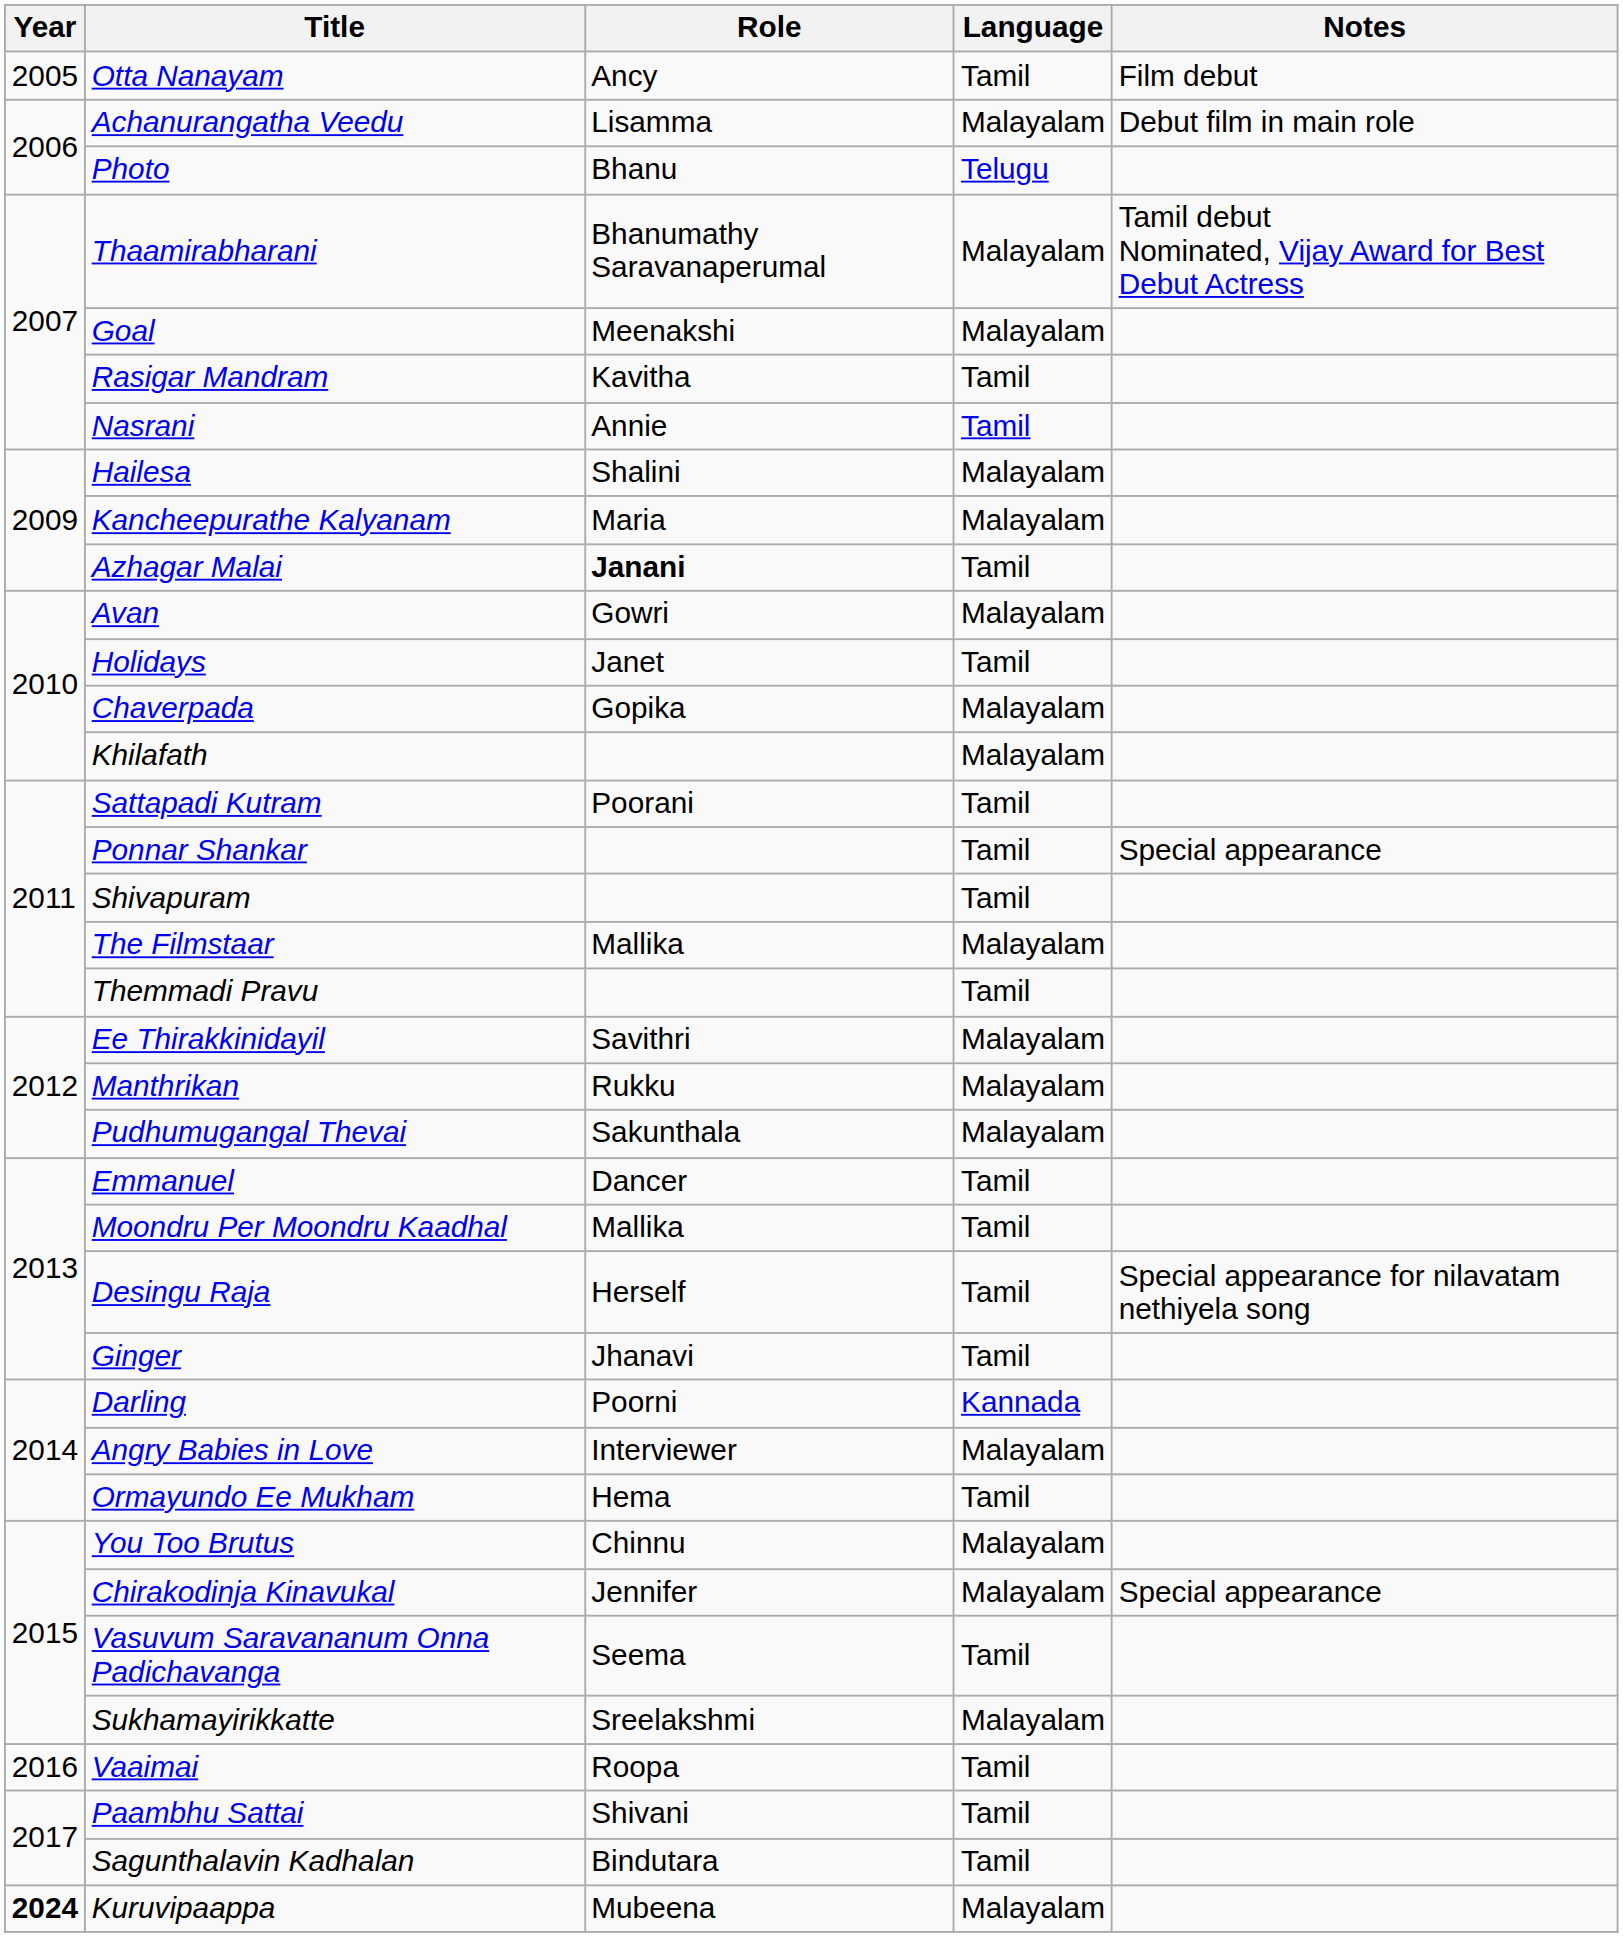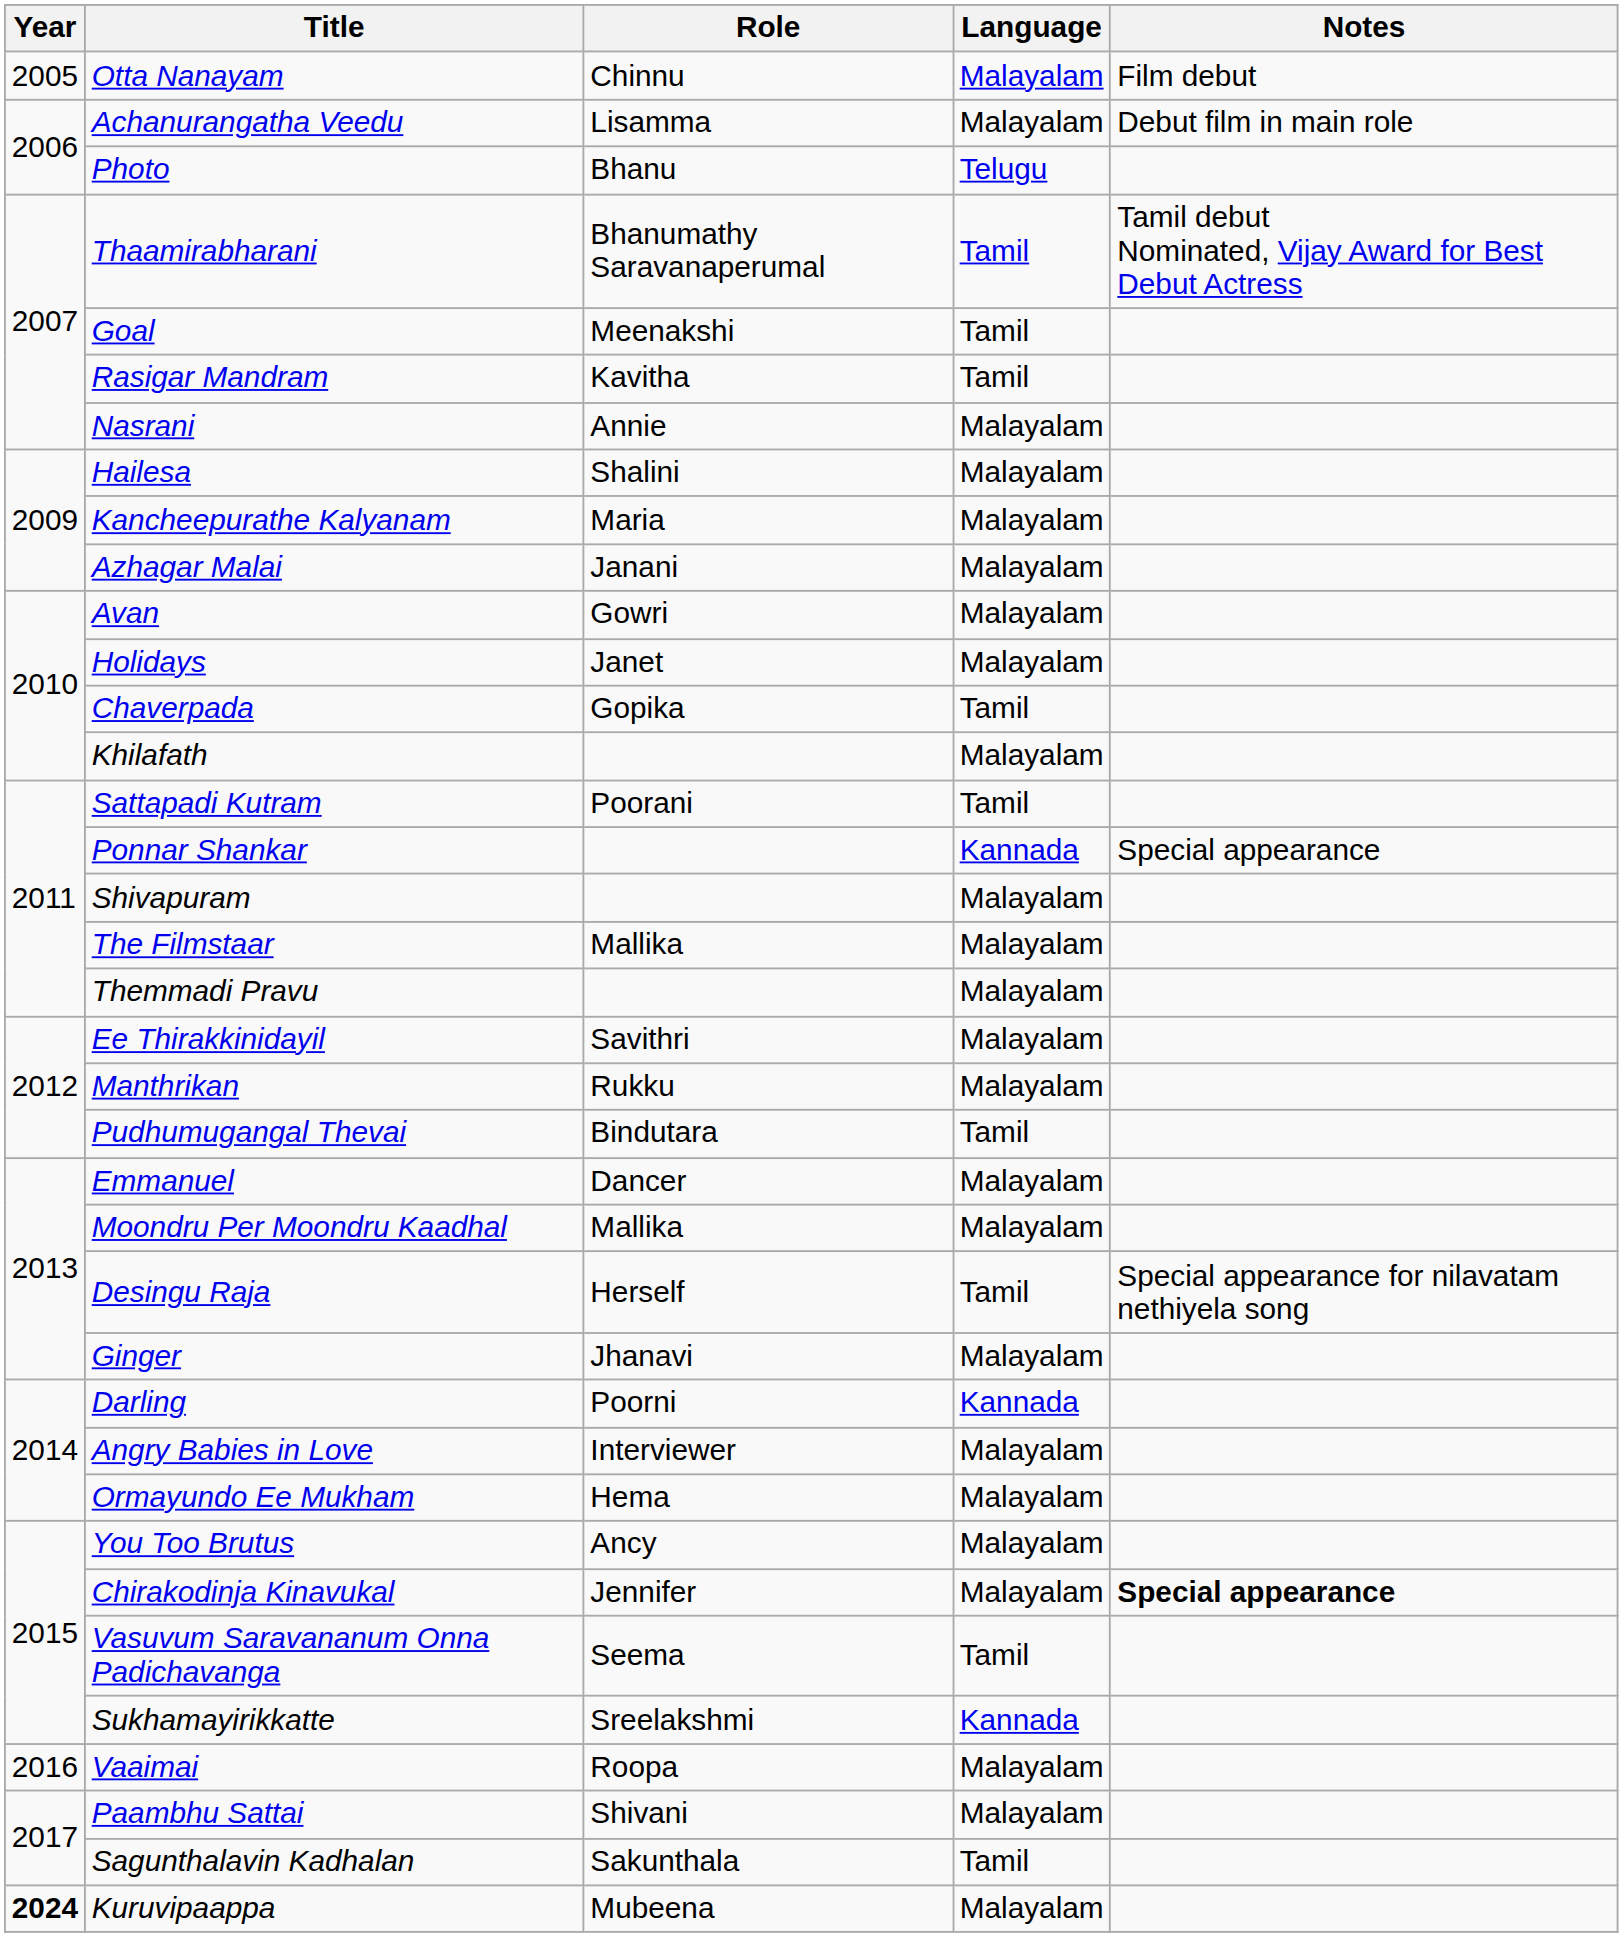(624, 75) Ancy -> (638, 75) Chinnu
(996, 75) Tamil -> (1032, 75) Malayalam
(1033, 250) Malayalam -> (994, 250) Tamil
(1033, 331) Malayalam -> (994, 331) Tamil
(996, 425) Tamil -> (1032, 425) Malayalam
(638, 567) bold -> (634, 567) normal
(996, 567) Tamil -> (1032, 567) Malayalam
(996, 661) Tamil -> (1032, 661) Malayalam
(1033, 708) Malayalam -> (994, 708) Tamil
(996, 850) Tamil -> (1019, 850) Kannada
(996, 897) Tamil -> (1032, 897) Malayalam
(996, 991) Tamil -> (1032, 991) Malayalam
(666, 1133) Sakunthala -> (654, 1133) Bindutara
(1033, 1133) Malayalam -> (994, 1133) Tamil
(996, 1180) Tamil -> (1032, 1180) Malayalam
(996, 1227) Tamil -> (1032, 1227) Malayalam
(996, 1355) Tamil -> (1032, 1355) Malayalam
(996, 1497) Tamil -> (1032, 1497) Malayalam
(638, 1544) Chinnu -> (623, 1544) Ancy
(1250, 1591) normal -> (1256, 1591) bold
(1033, 1719) Malayalam -> (1019, 1719) Kannada
(996, 1766) Tamil -> (1032, 1766) Malayalam
(996, 1813) Tamil -> (1032, 1813) Malayalam
(655, 1861) Bindutara -> (665, 1861) Sakunthala
